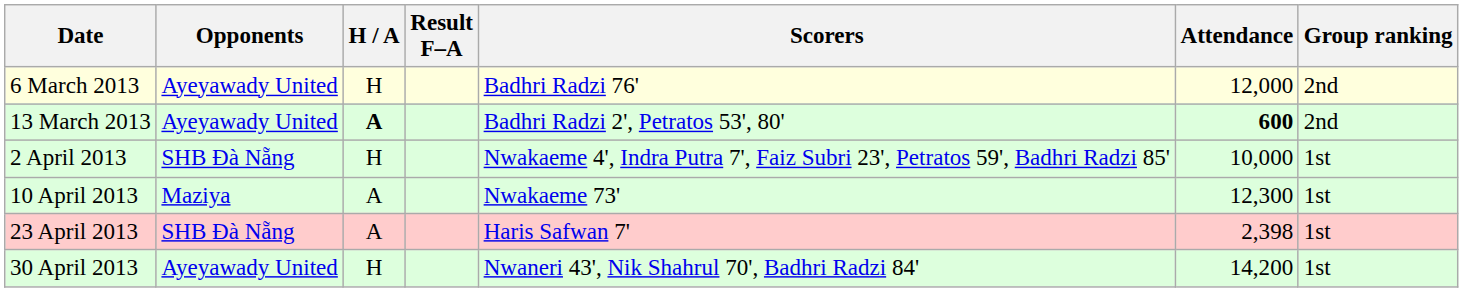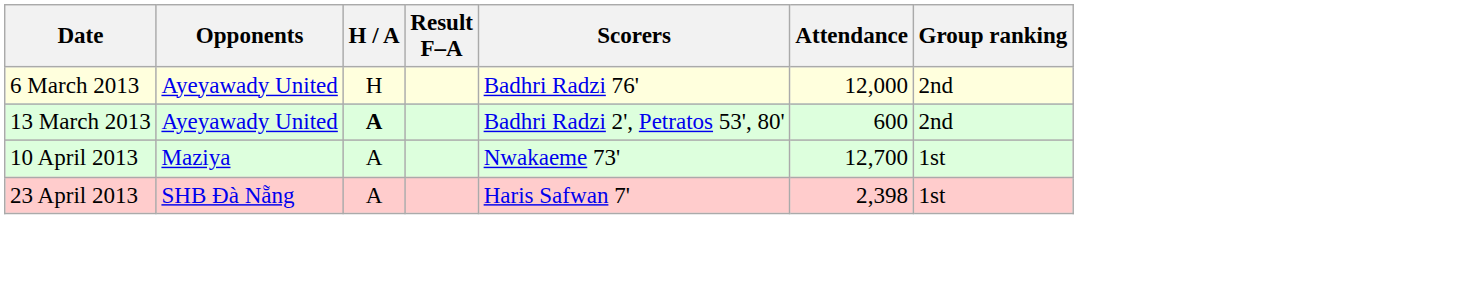(1276, 121) bold -> (891, 121) normal
- row: (68, 158)
(1262, 194) 12,300 -> (876, 158) 12,700
- row: (74, 267)
